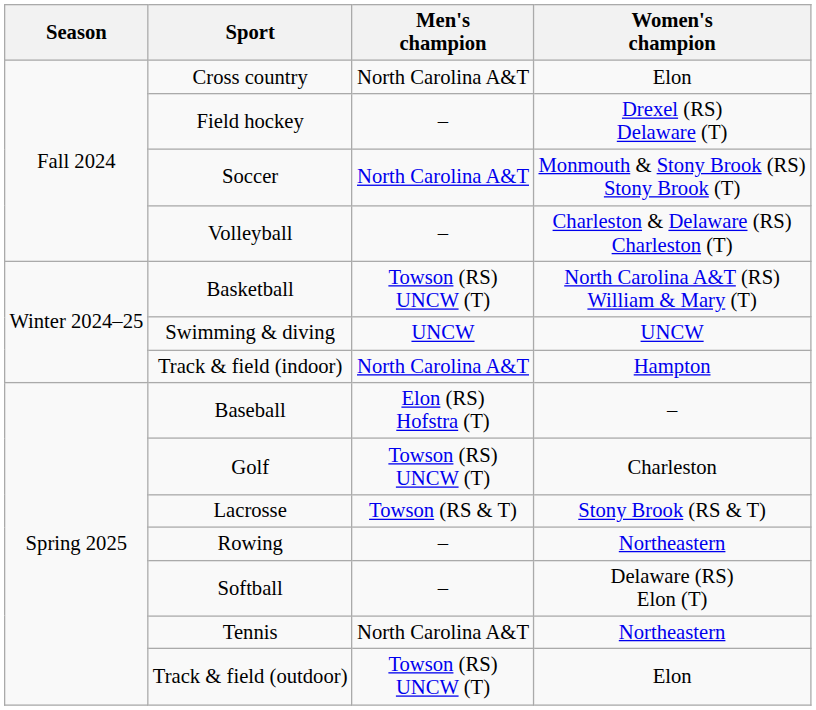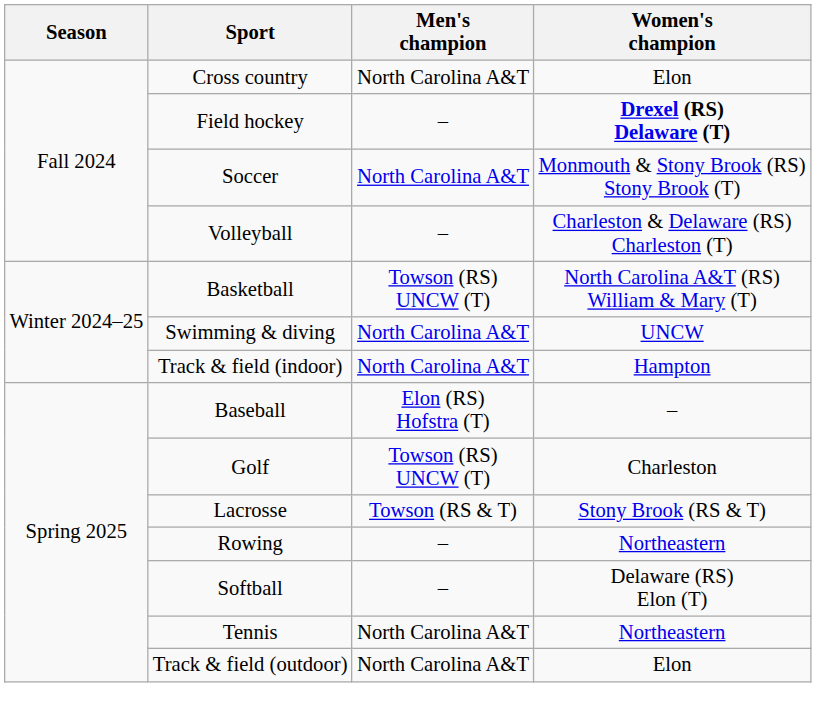(672, 121) normal -> (672, 121) bold
(443, 333) UNCW -> (443, 333) North Carolina A&T
(443, 676) Towson (RS) UNCW (T) -> (443, 664) North Carolina A&T
